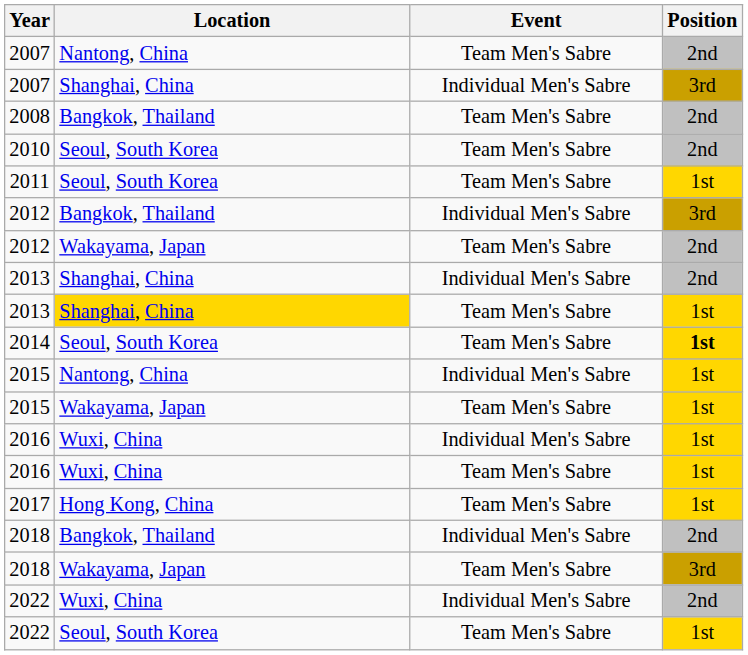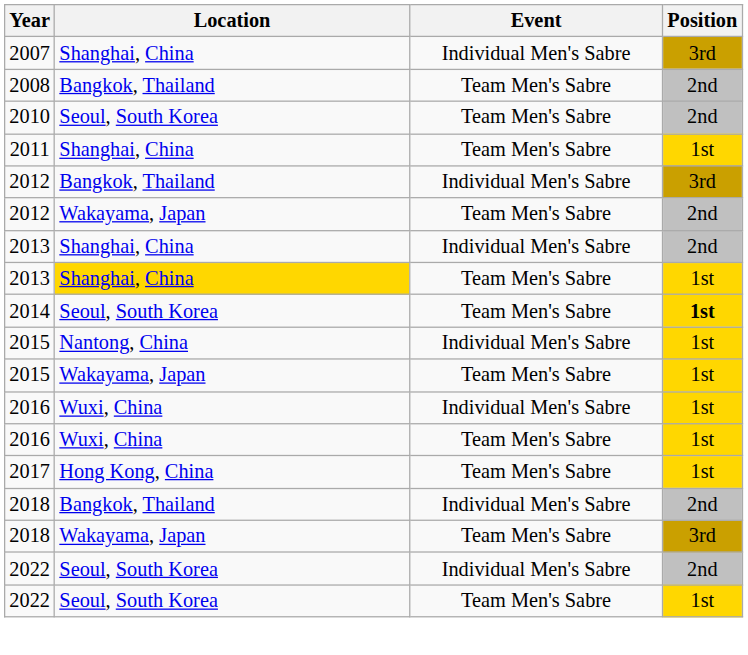- row: (30, 52)
(139, 181) Seoul, South Korea -> (126, 149) Shanghai, China
(111, 600) Wuxi, China -> (139, 568) Seoul, South Korea
